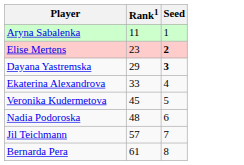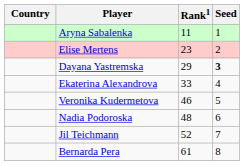+ column: (30, 14)
(166, 49) bold -> (218, 49) normal
(134, 100) 45 -> (186, 100) 46
(134, 134) 57 -> (186, 134) 52
